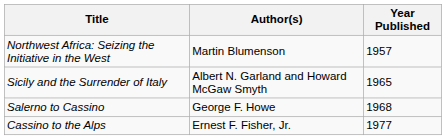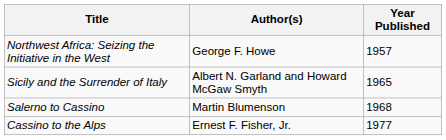(239, 51) Martin Blumenson -> (234, 51) George F. Howe
(234, 107) George F. Howe -> (239, 107) Martin Blumenson
